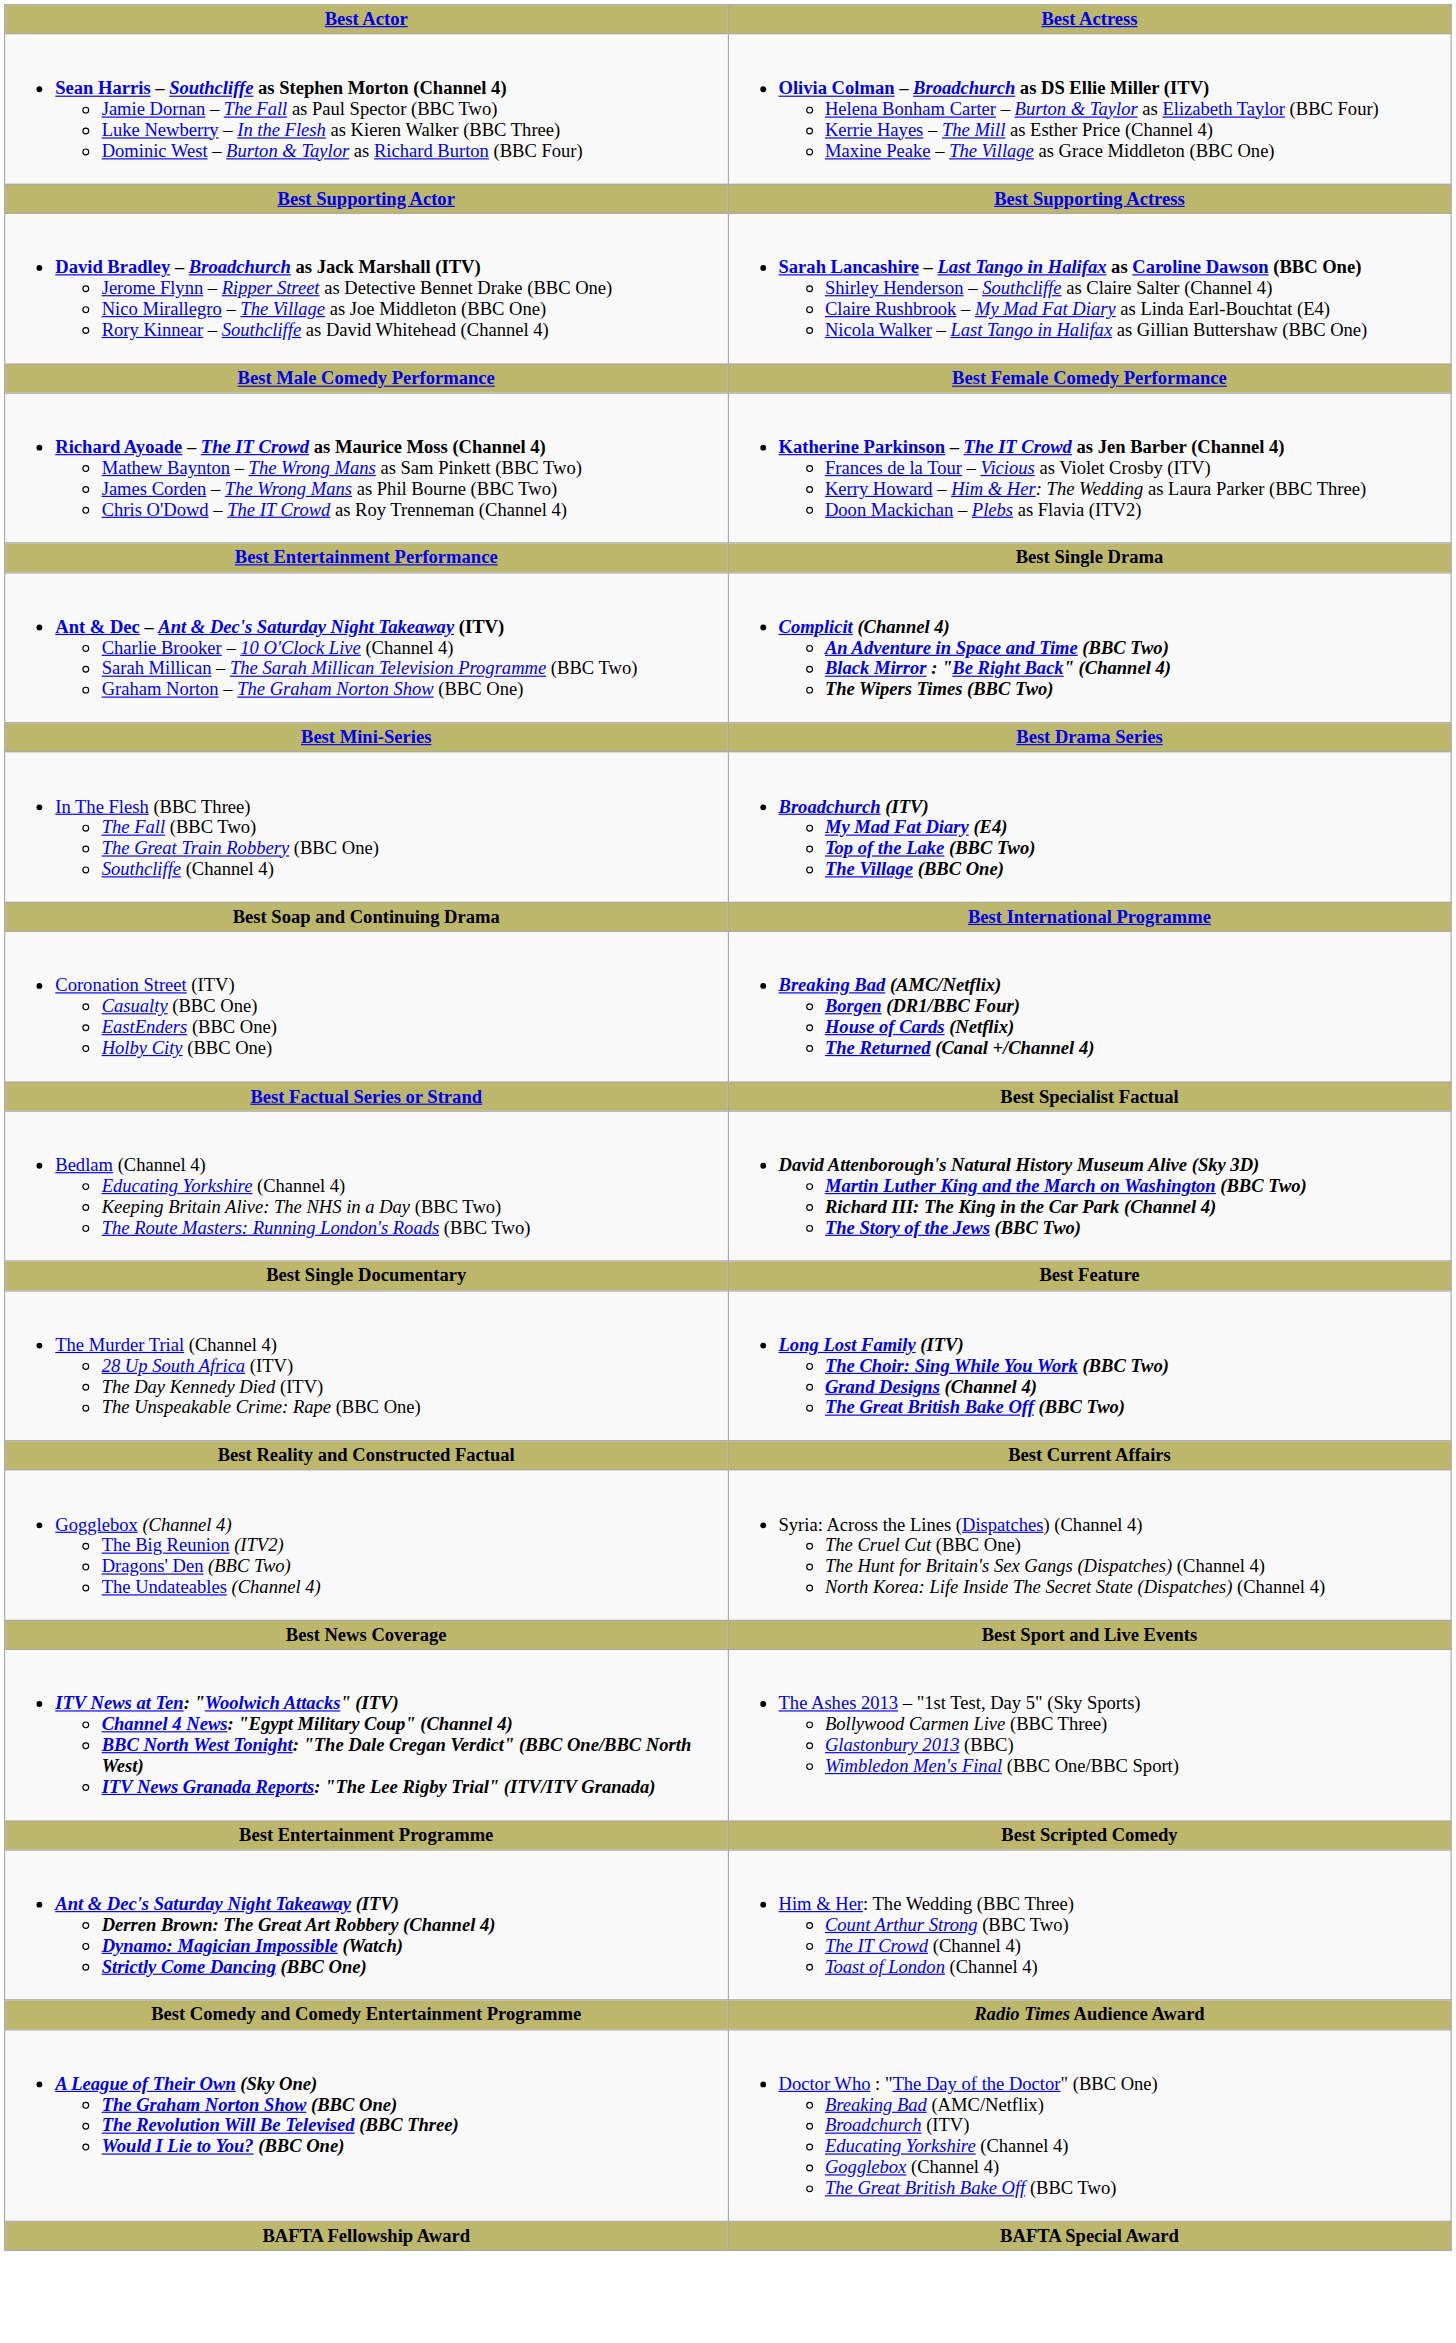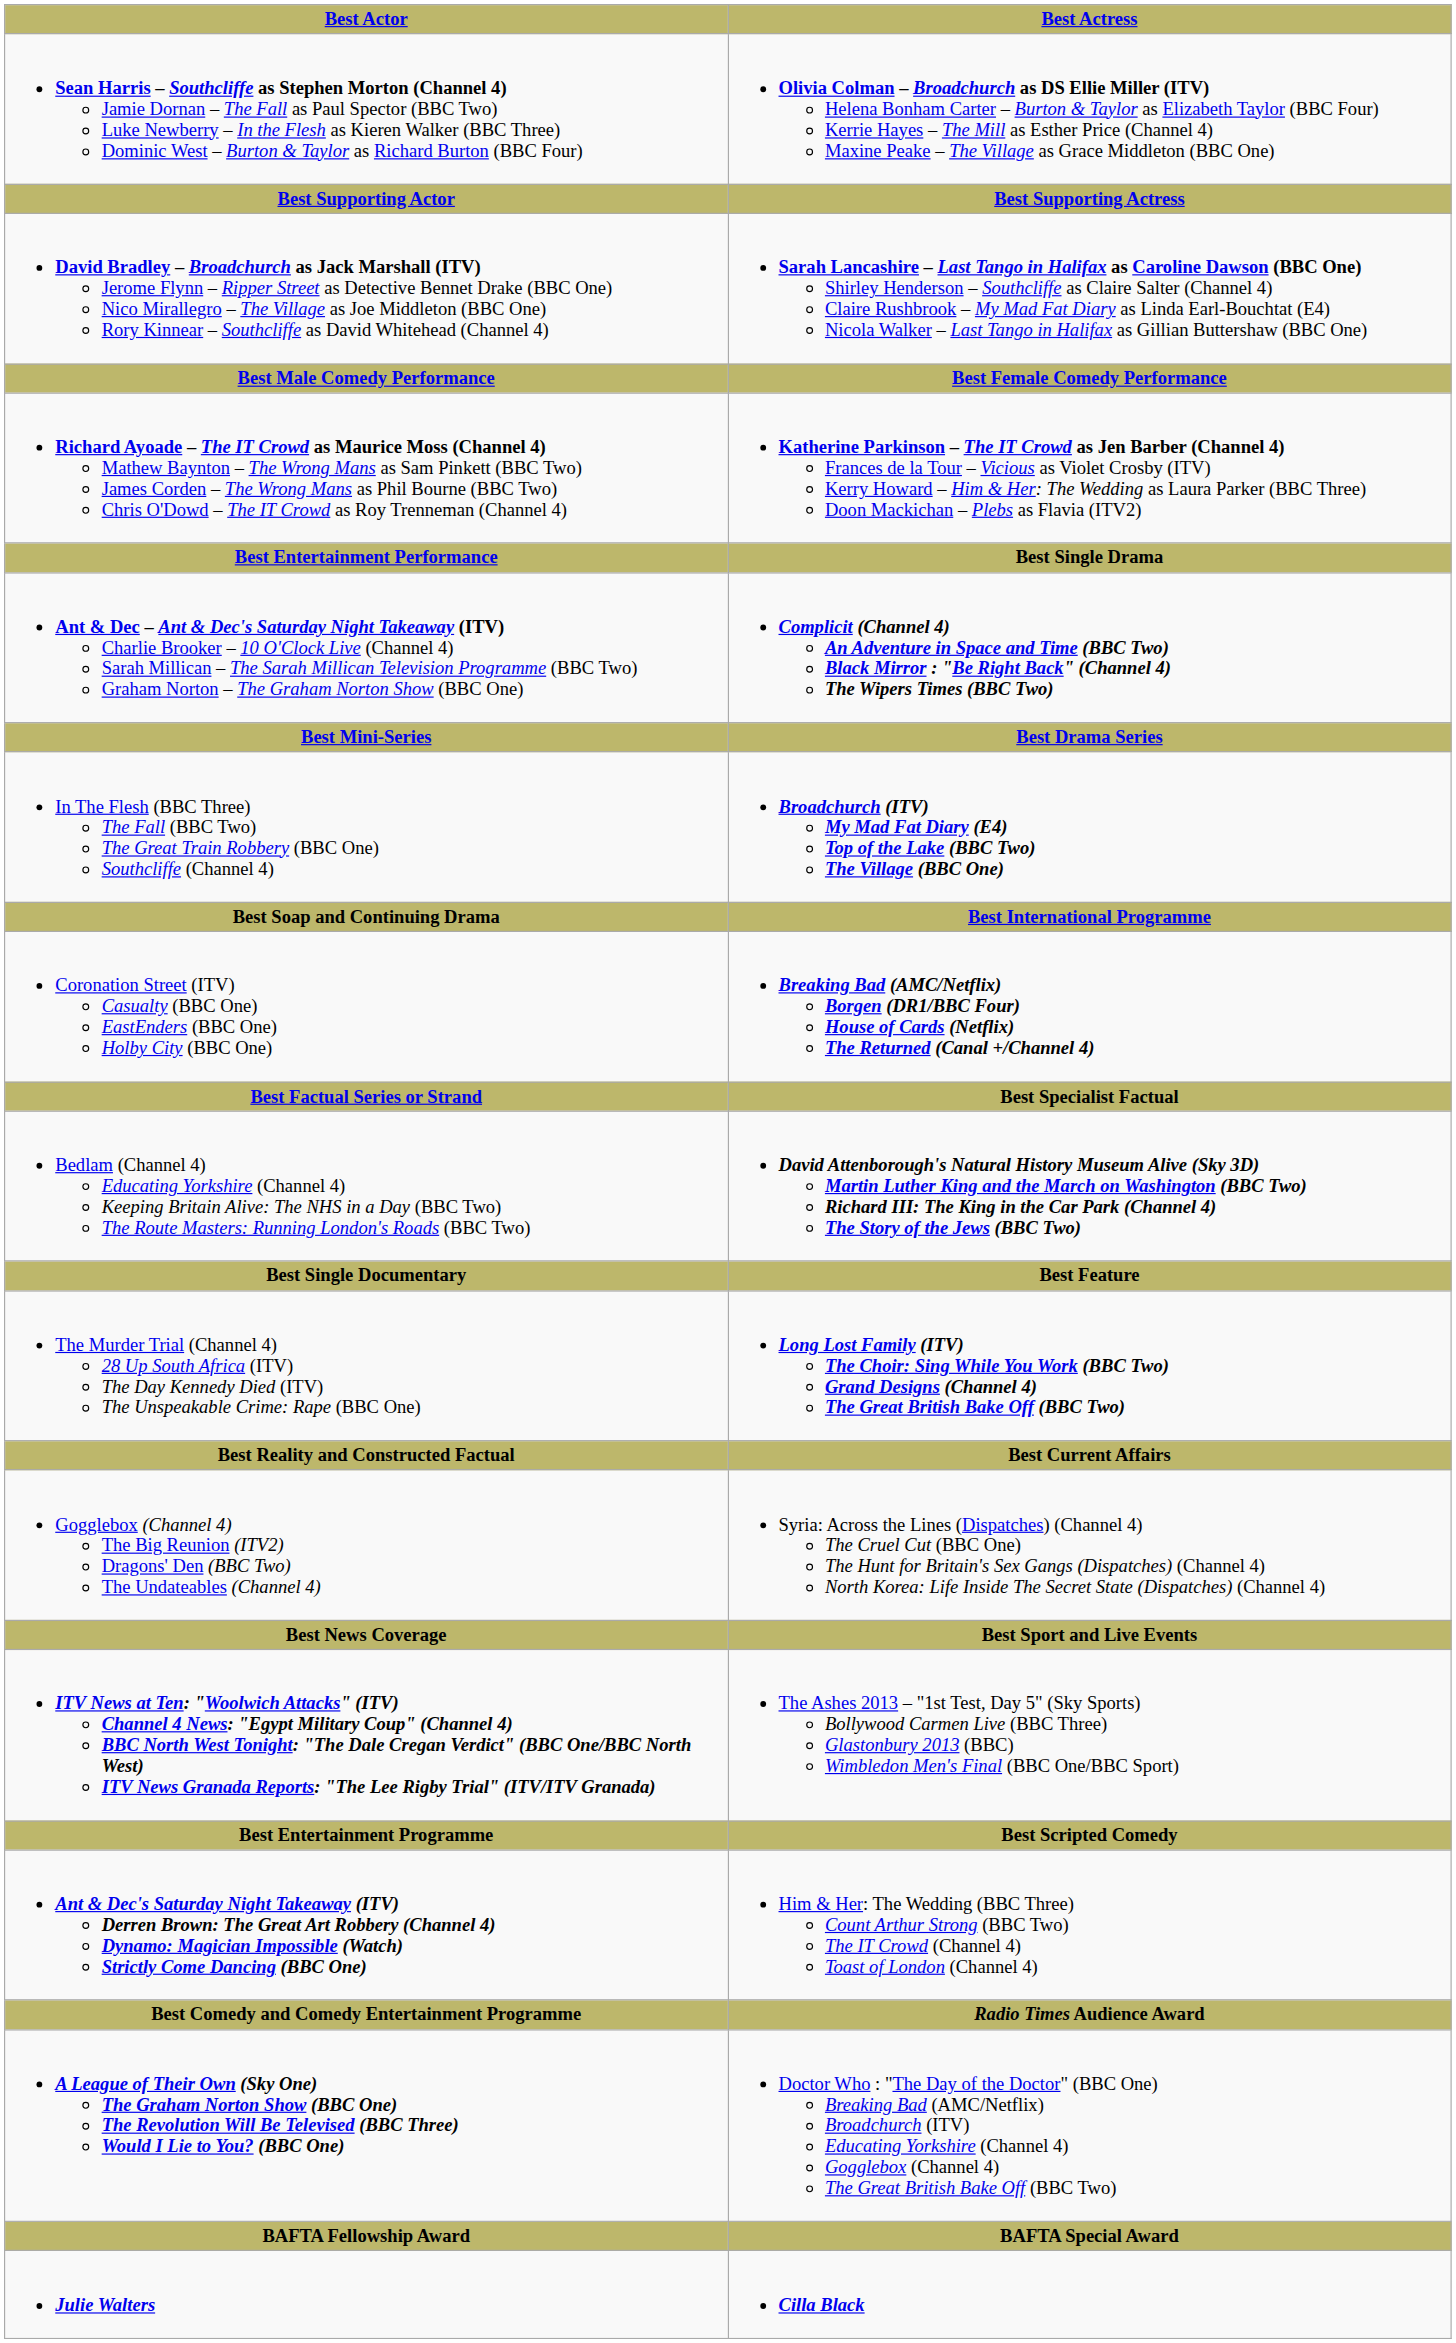+ row: (366, 2305)
